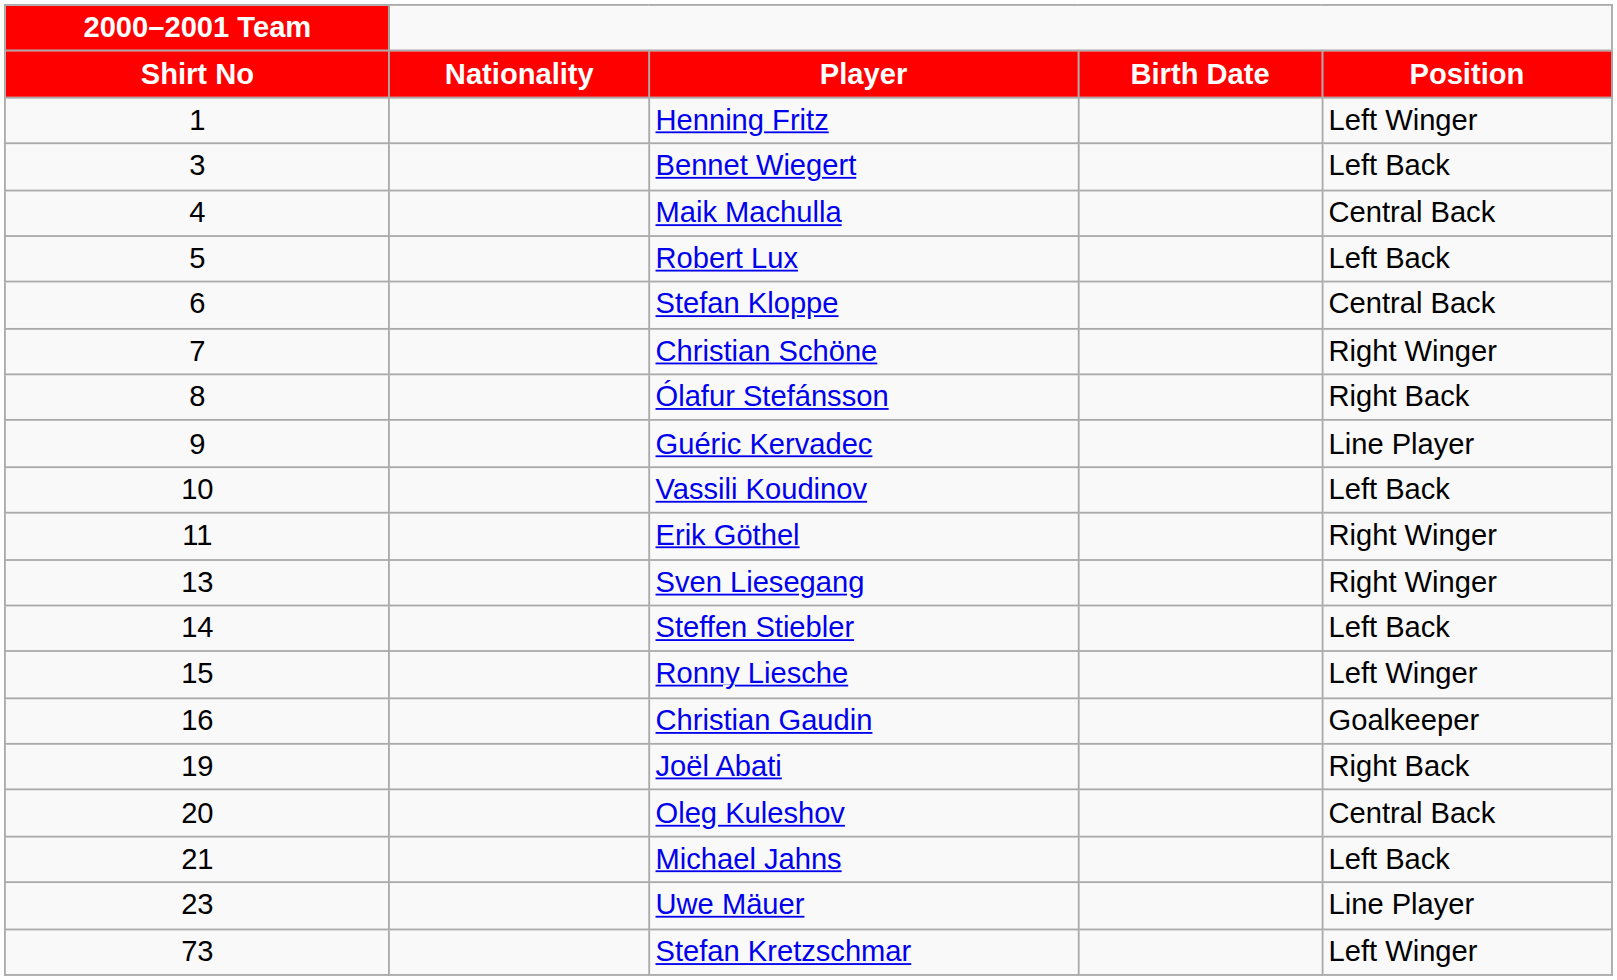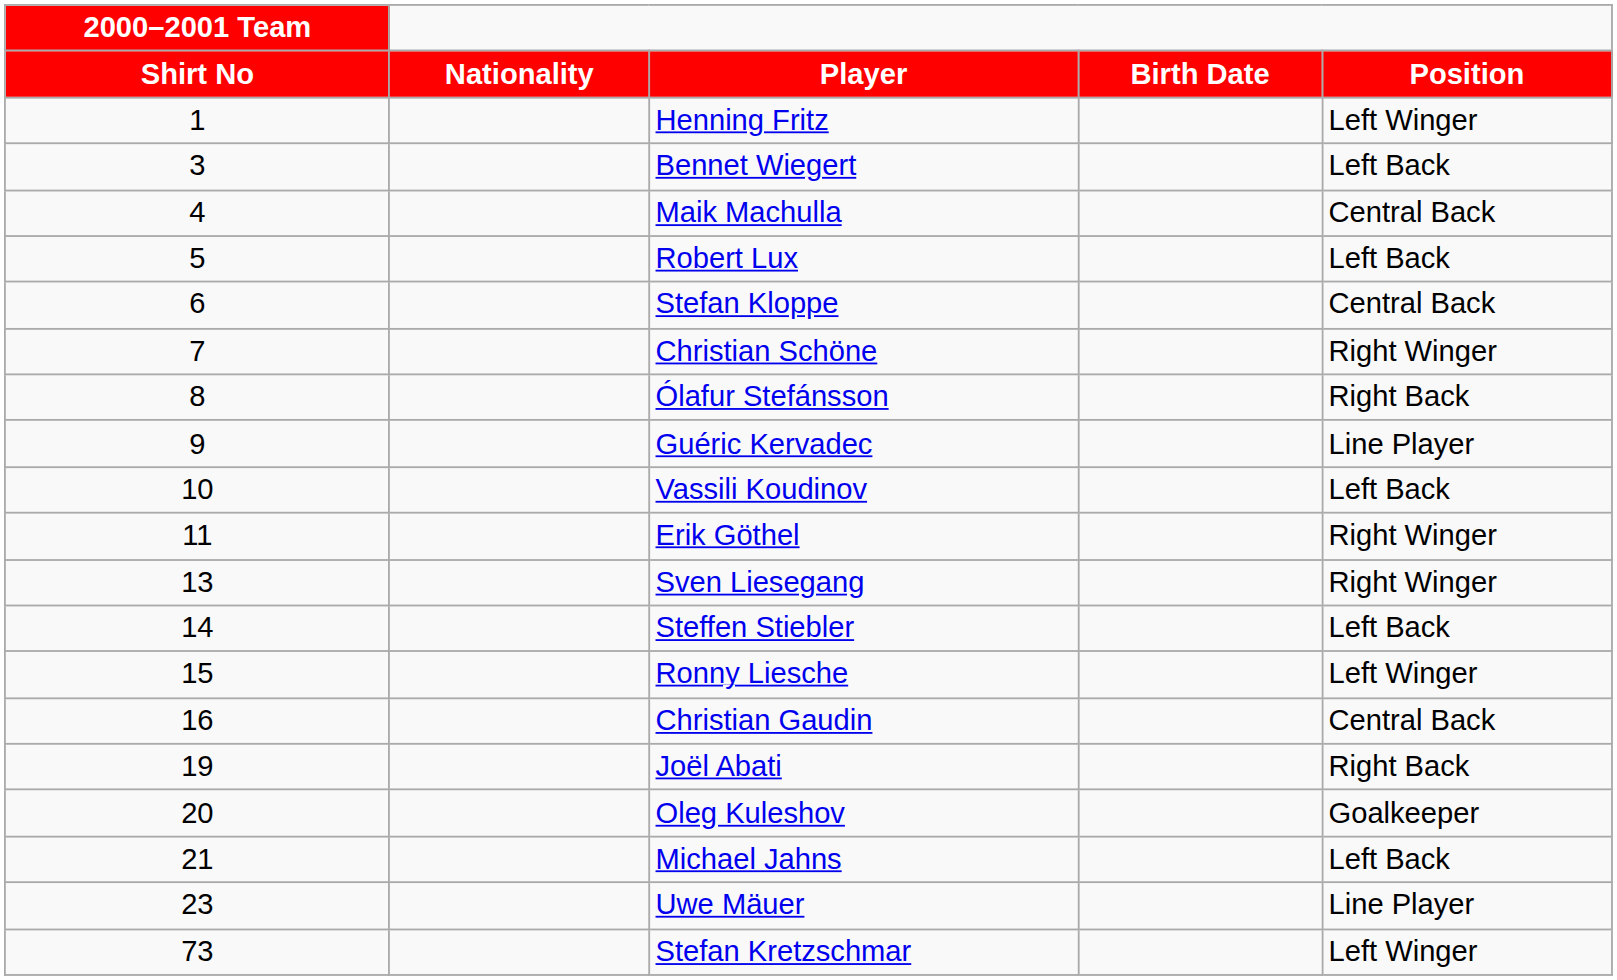(1404, 720) Goalkeeper -> (1412, 720) Central Back
(1412, 812) Central Back -> (1404, 812) Goalkeeper
